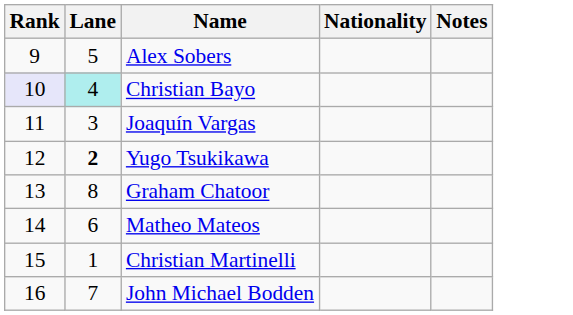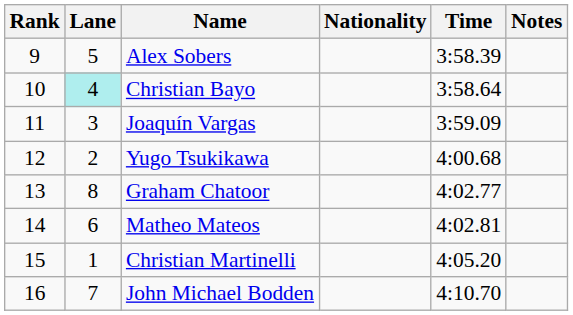+ column: (469, 21)
(35, 89) lavender background -> (35, 89) no background
(93, 157) bold -> (93, 157) normal
